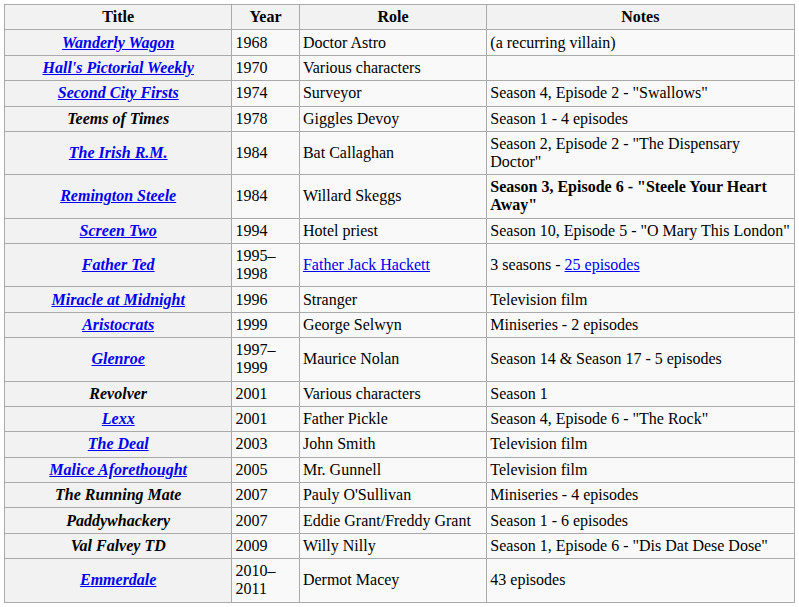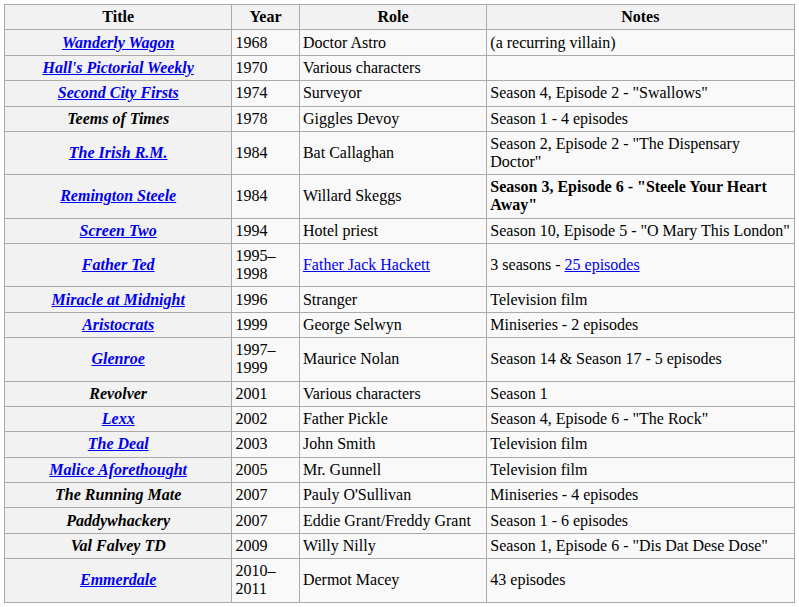(252, 419) 2001 -> (252, 419) 2002
